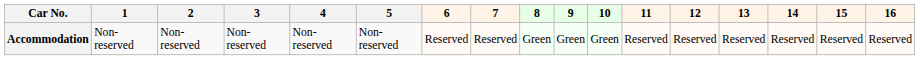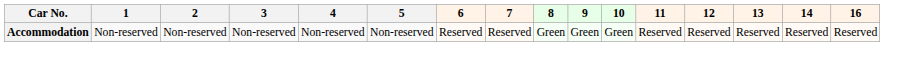- column: (841, 13)
